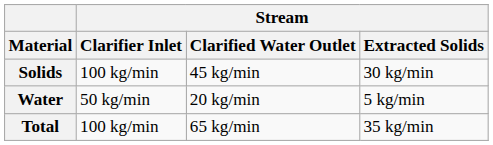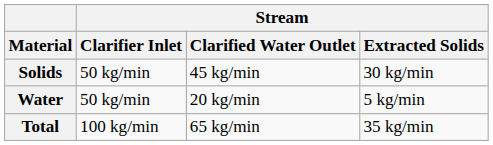(119, 72) 100 kg/min -> (115, 72) 50 kg/min
